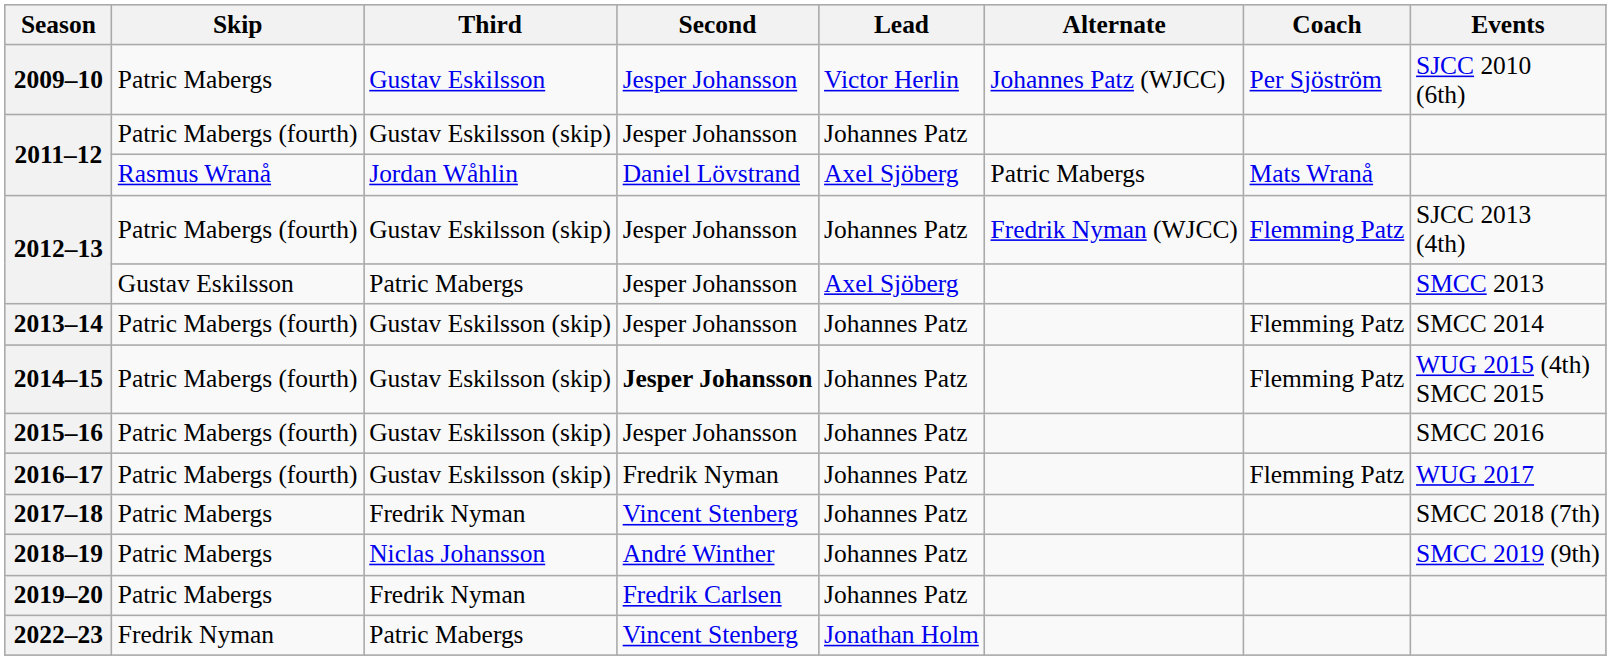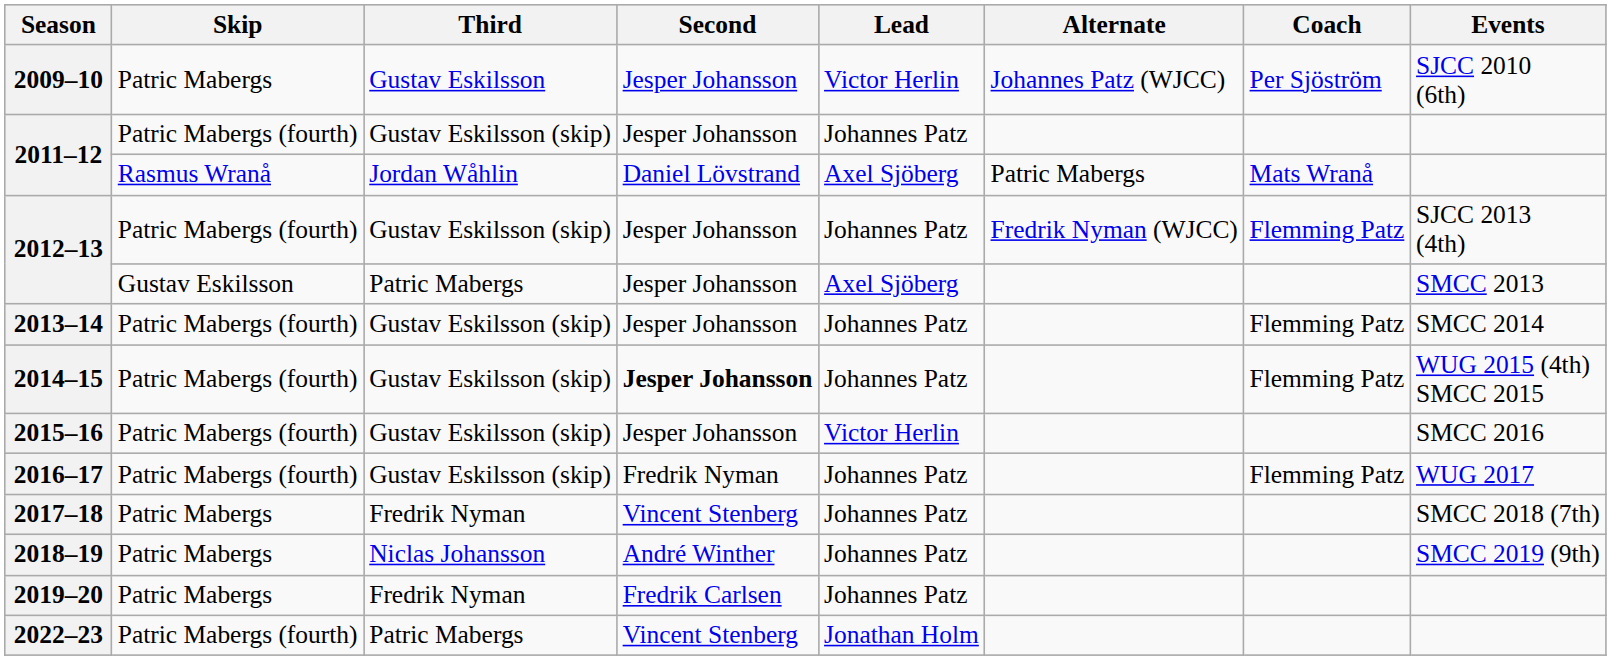(896, 433) Johannes Patz -> (891, 433) Victor Herlin
(196, 635) Fredrik Nyman -> (238, 635) Patric Mabergs (fourth)
